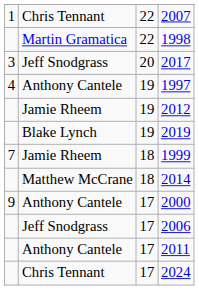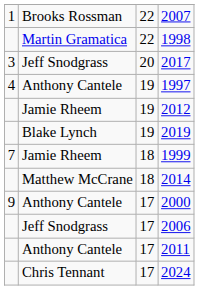(63, 16) Chris Tennant -> (72, 16) Brooks Rossman
